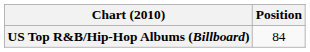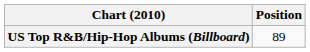(279, 36) 84 -> (279, 36) 89
